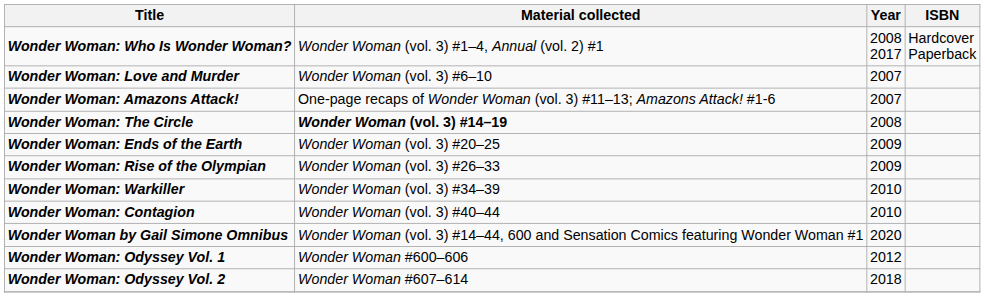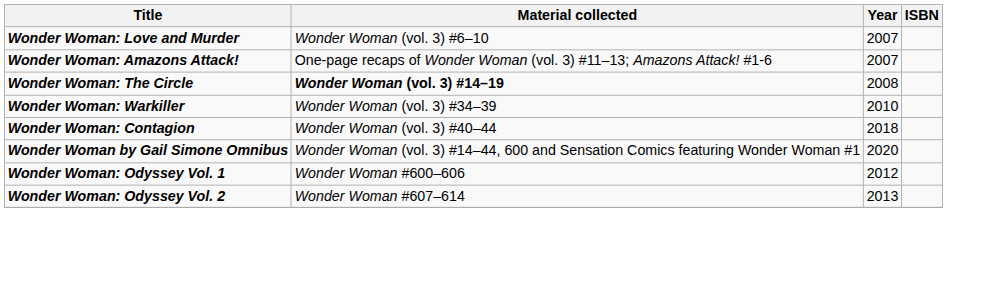- row: (150, 46)
- row: (125, 144)
- row: (137, 167)
(886, 212) 2010 -> (882, 128) 2018
(886, 280) 2018 -> (882, 196) 2013
